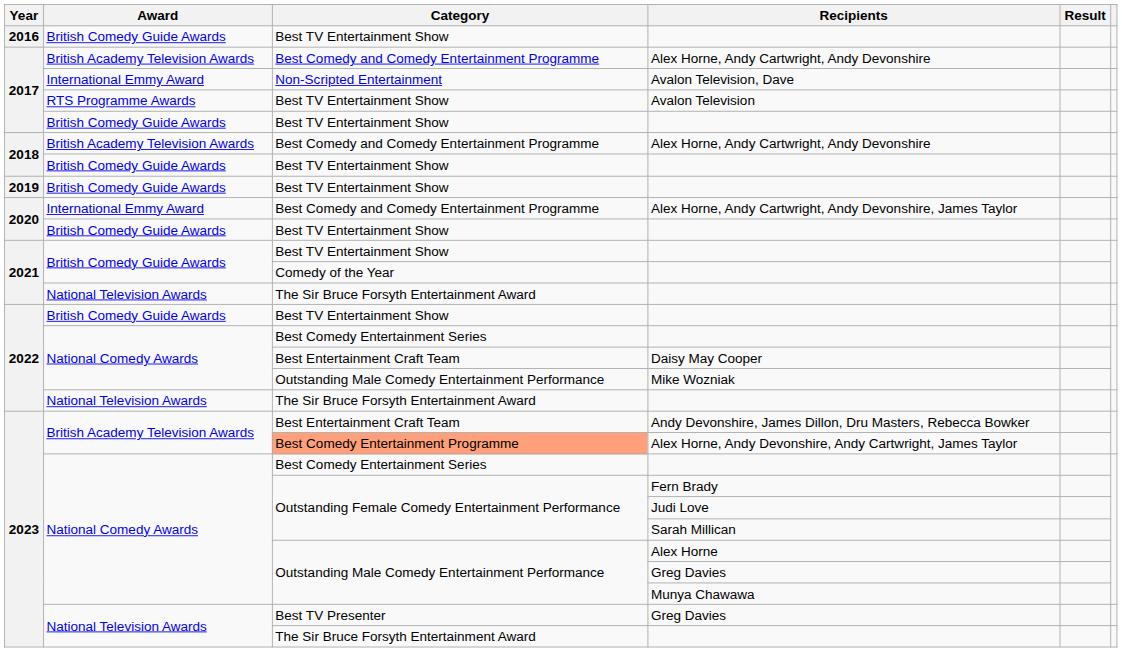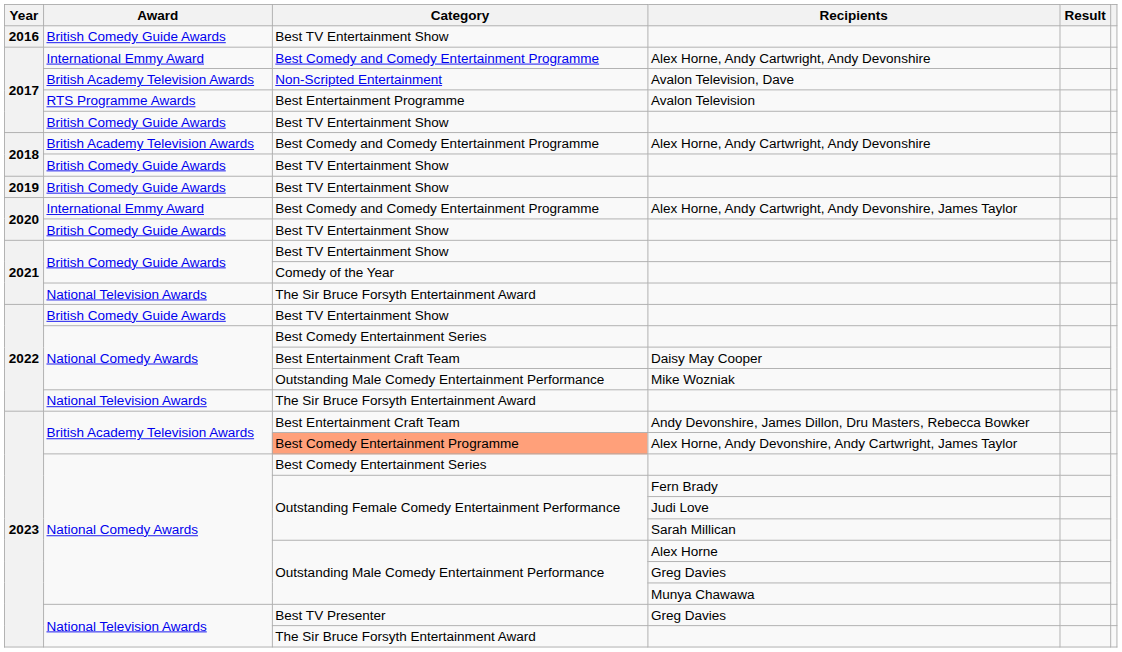(150, 58) British Academy Television Awards -> (125, 58) International Emmy Award
(125, 80) International Emmy Award -> (150, 80) British Academy Television Awards
(362, 101) Best TV Entertainment Show -> (370, 101) Best Entertainment Programme
